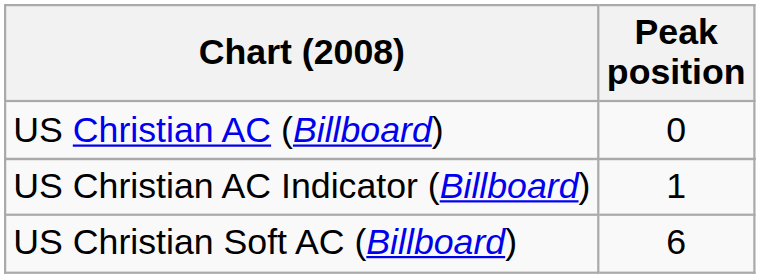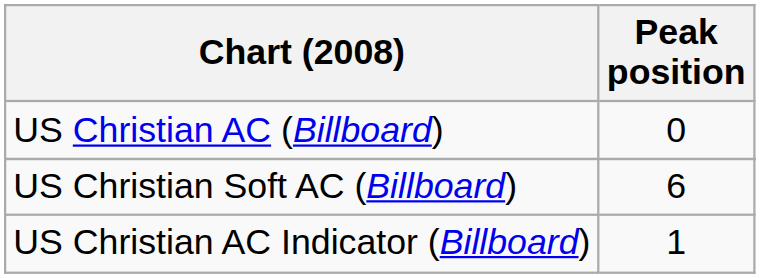rows swapped: (302, 186) <-> (265, 242)
